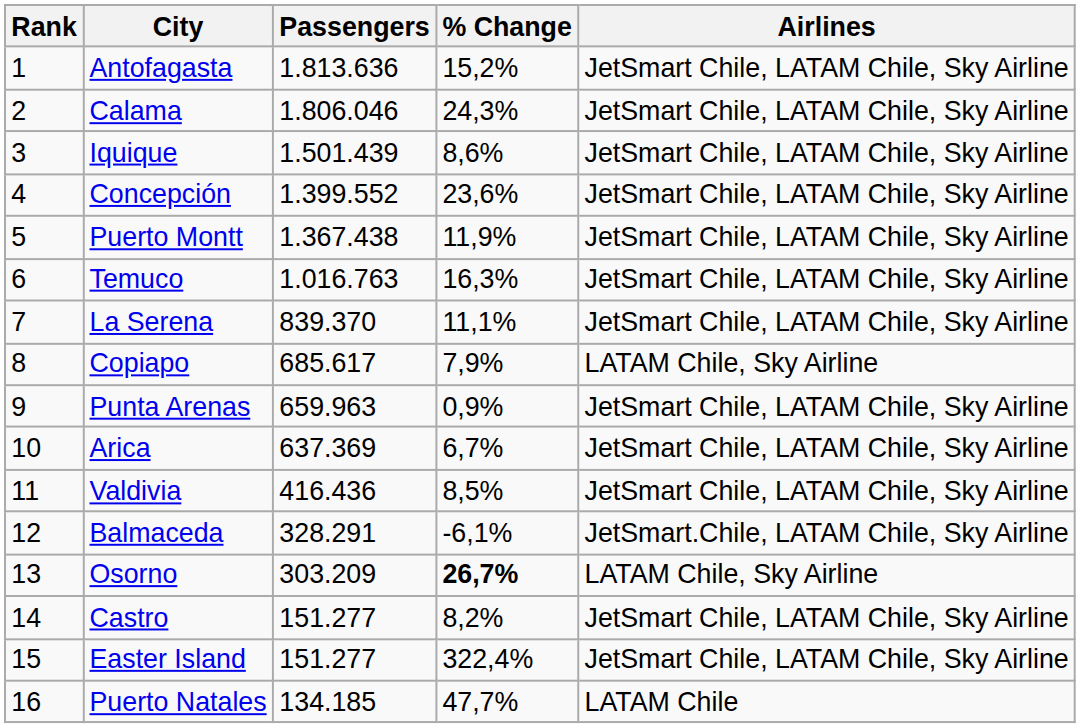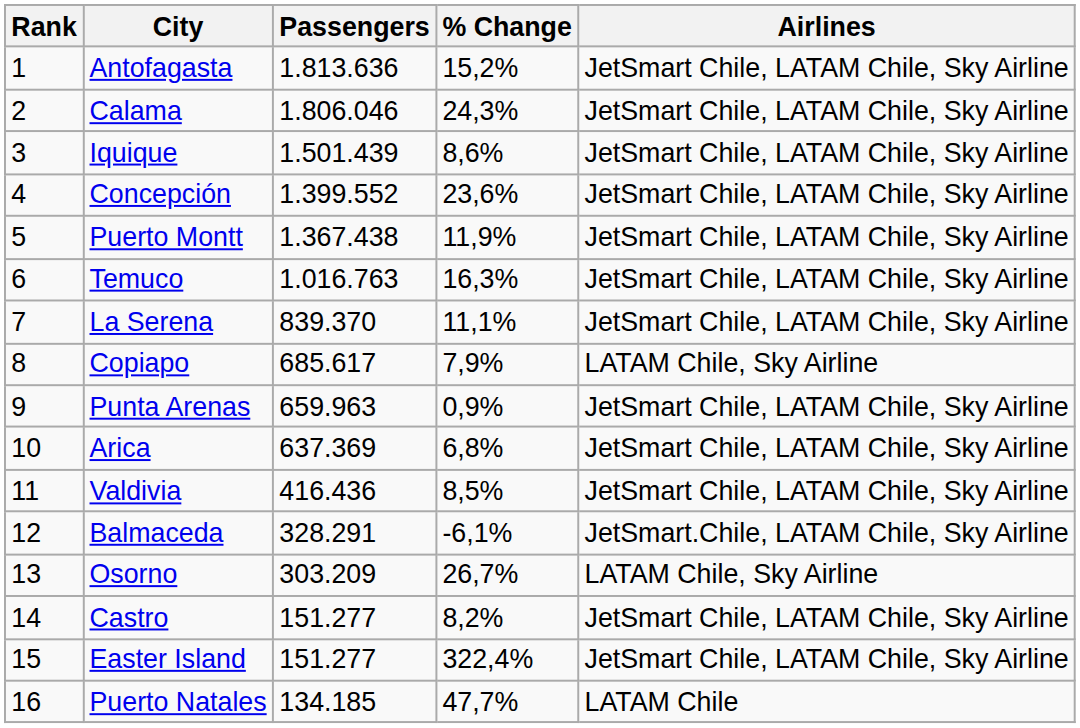(473, 448) 6,7% -> (473, 448) 6,8%
(480, 575) bold -> (480, 575) normal
